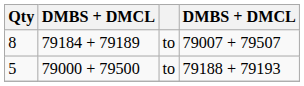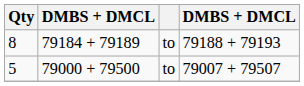(232, 42) 79007 + 79507 -> (232, 42) 79188 + 79193
(232, 68) 79188 + 79193 -> (232, 68) 79007 + 79507
